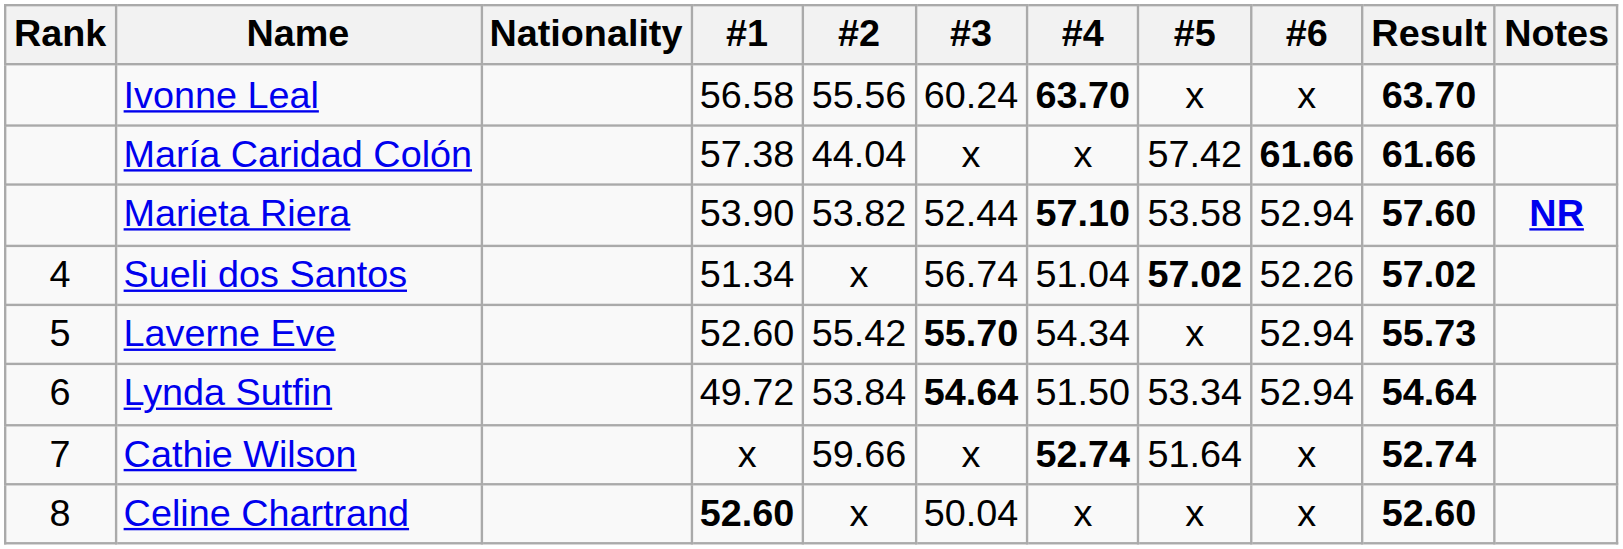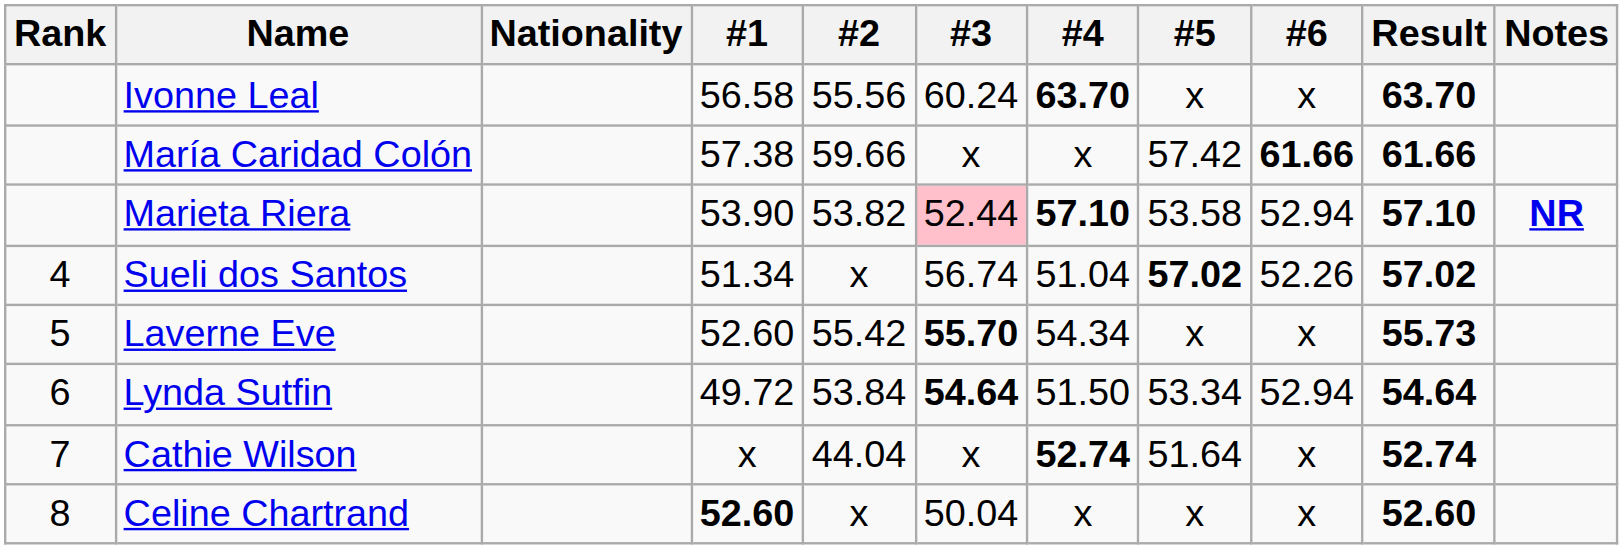(859, 154) 44.04 -> (859, 154) 59.66
(971, 214) no background -> (971, 214) pink background
(1429, 214) 57.60 -> (1429, 214) 57.10
(1307, 333) 52.94 -> (1307, 333) x
(859, 453) 59.66 -> (859, 453) 44.04
